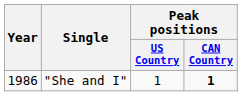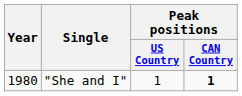(23, 80) 1986 -> (23, 80) 1980
